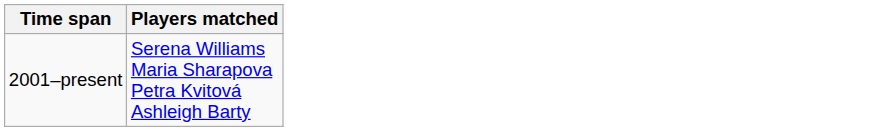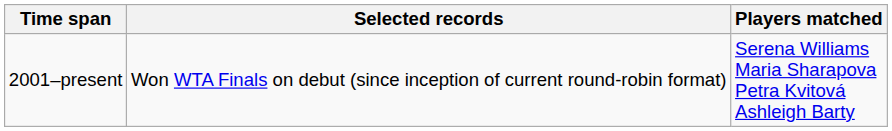+ column: (429, 19)
